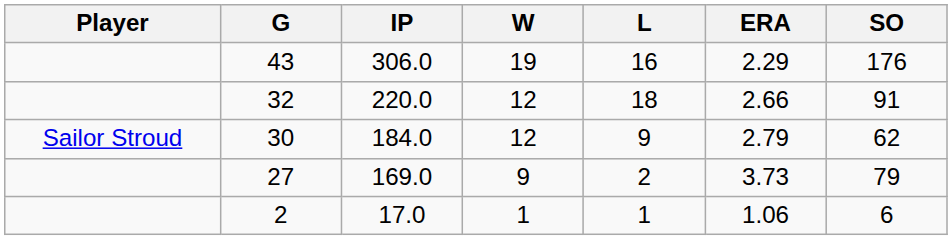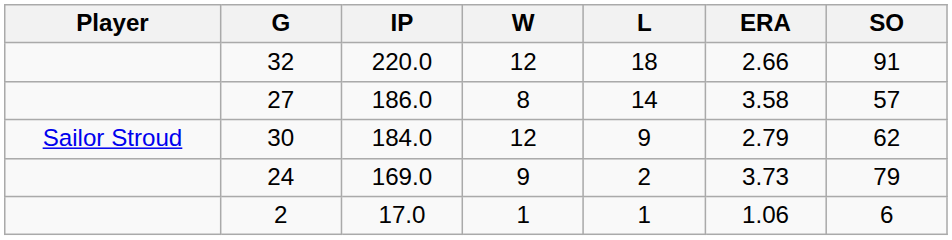- row: (402, 61)
+ row: (402, 100)
(281, 176) 27 -> (281, 176) 24
